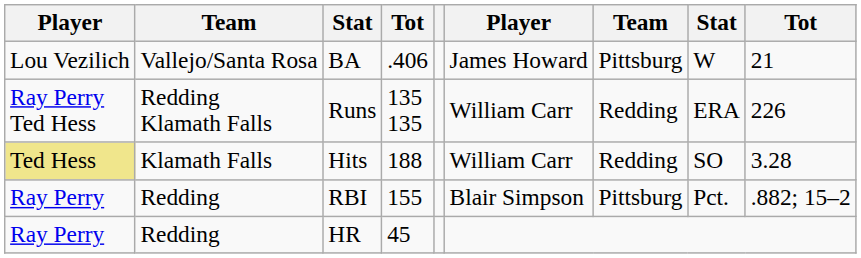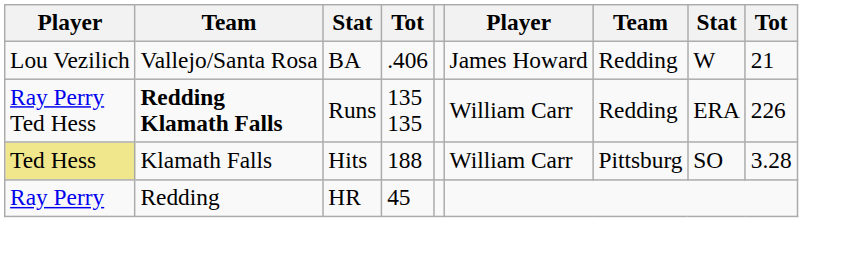(640, 60) Pittsburg -> (638, 60) Redding
(206, 110) normal -> (212, 110) bold
(638, 160) Redding -> (640, 160) Pittsburg
- row: (348, 197)
